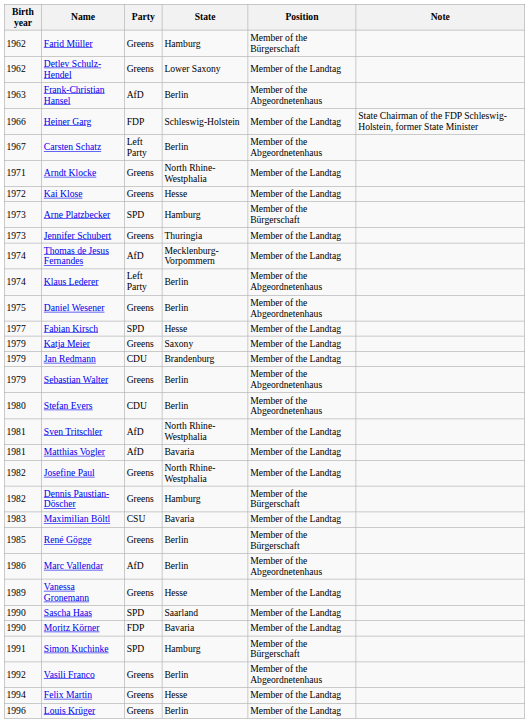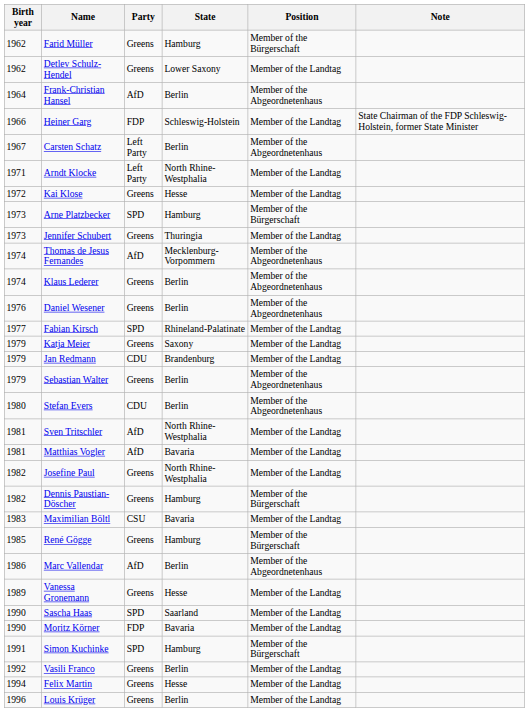(16, 95) 1963 -> (16, 95) 1964
(140, 173) Greens -> (137, 173) Left Party
(296, 256) Member of the Landtag -> (286, 256) Member of the Abgeordnetenhaus
(137, 282) Left Party -> (140, 282) Greens
(16, 308) 1975 -> (16, 308) 1976
(176, 328) Hesse -> (205, 328) Rhineland-Palatinate
(176, 540) Berlin -> (182, 540) Hamburg
(286, 675) Member of the Abgeordnetenhaus -> (296, 669) Member of the Landtag
